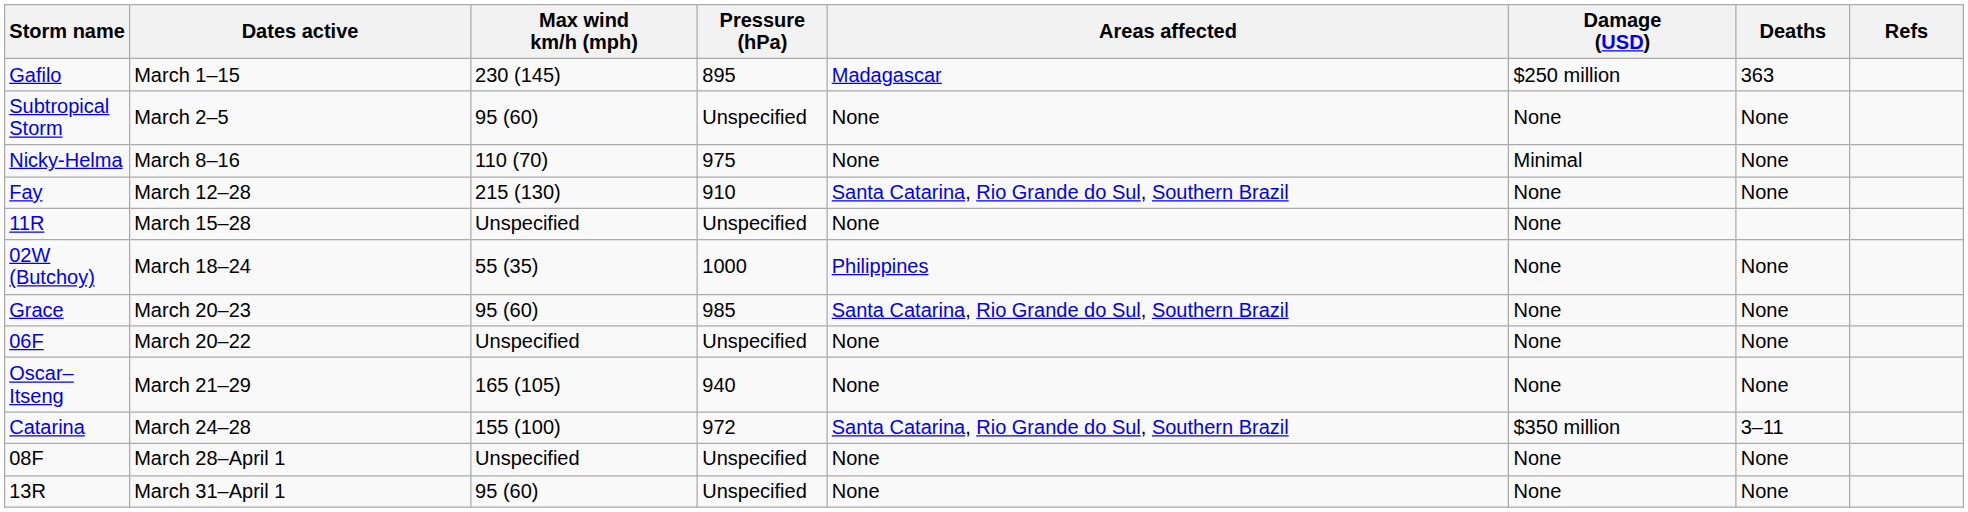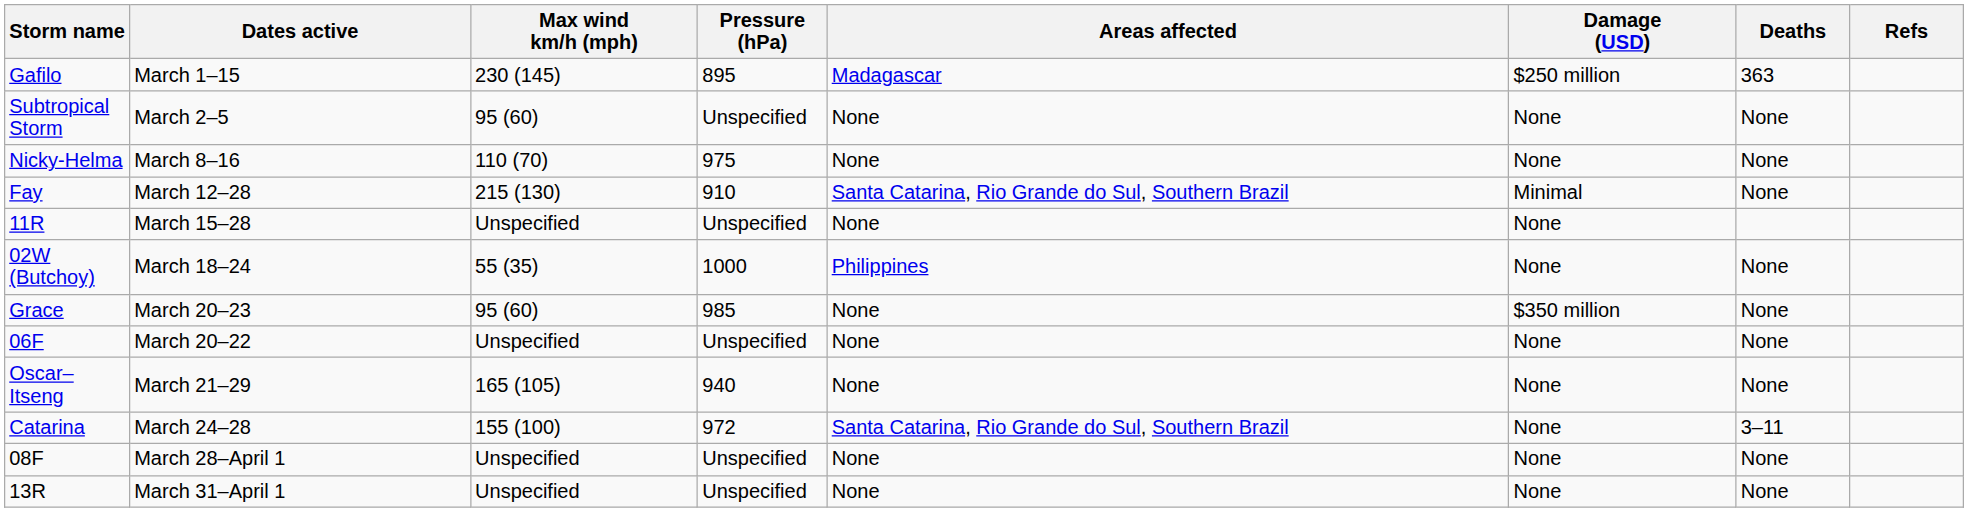(1548, 160) Minimal -> (1537, 160) None
(1537, 192) None -> (1548, 192) Minimal
(1060, 309) Santa Catarina, Rio Grande do Sul, Southern Brazil -> (856, 309) None
(1537, 309) None -> (1567, 309) $350 million
(1567, 427) $350 million -> (1537, 427) None
(507, 490) 95 (60) -> (527, 490) Unspecified
